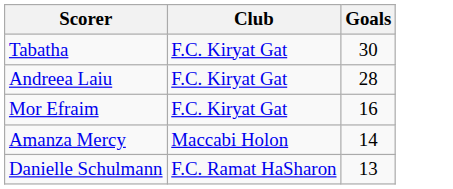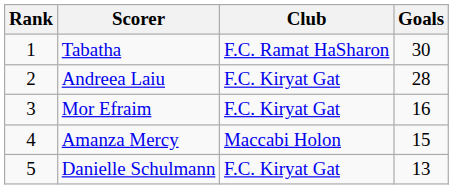+ column: (31, 19)
(229, 49) F.C. Kiryat Gat -> (307, 49) F.C. Ramat HaSharon
(368, 139) 14 -> (421, 139) 15
(254, 169) F.C. Ramat HaSharon -> (282, 169) F.C. Kiryat Gat
